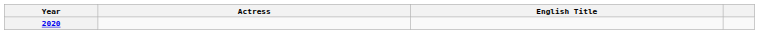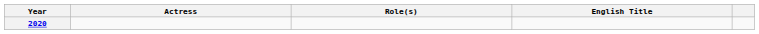+ column: (401, 11)
